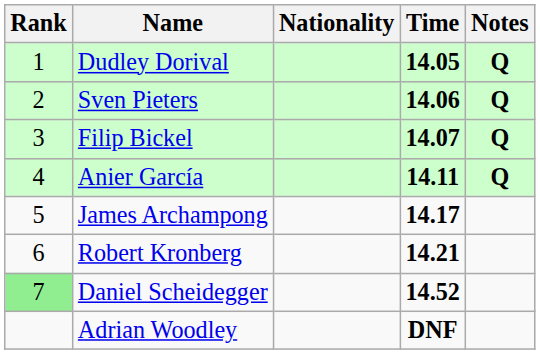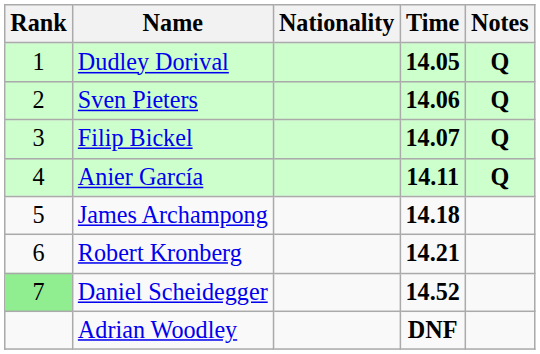(433, 215) 14.17 -> (433, 215) 14.18
